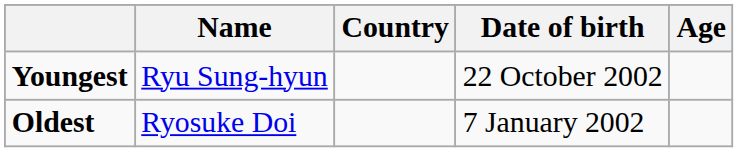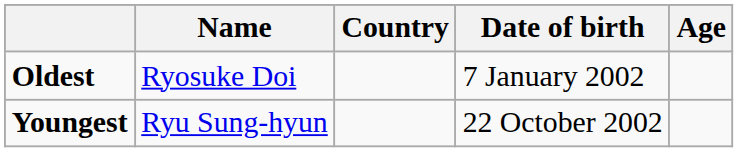rows swapped: (70, 75) <-> (53, 122)
